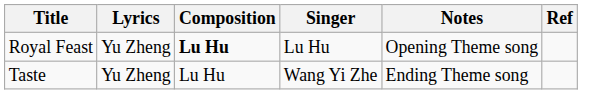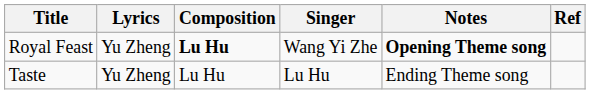(307, 46) Lu Hu -> (331, 46) Wang Yi Zhe
(462, 46) normal -> (466, 46) bold
(331, 74) Wang Yi Zhe -> (307, 74) Lu Hu
